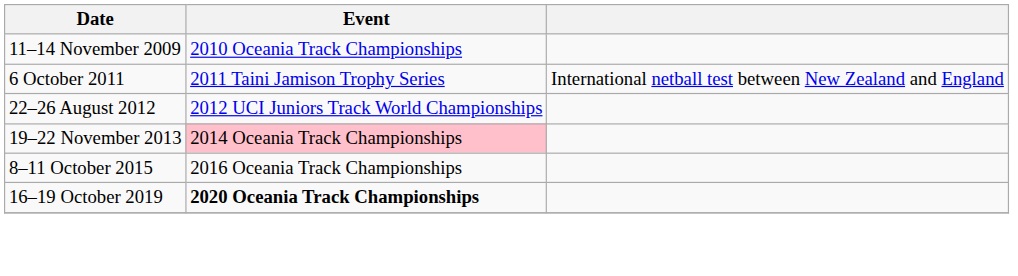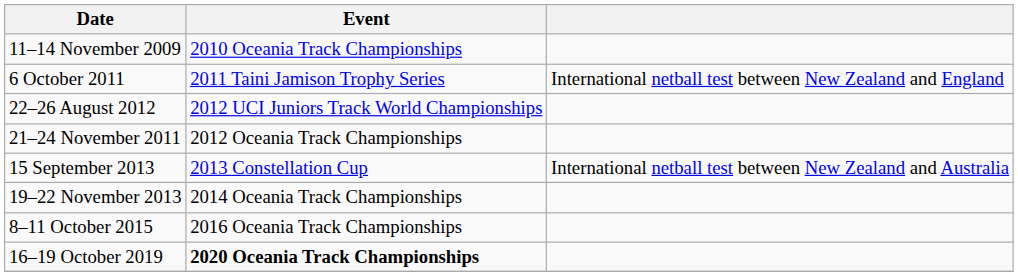+ row: (95, 138)
+ row: (82, 167)
(326, 138) pink background -> (326, 197) no background
